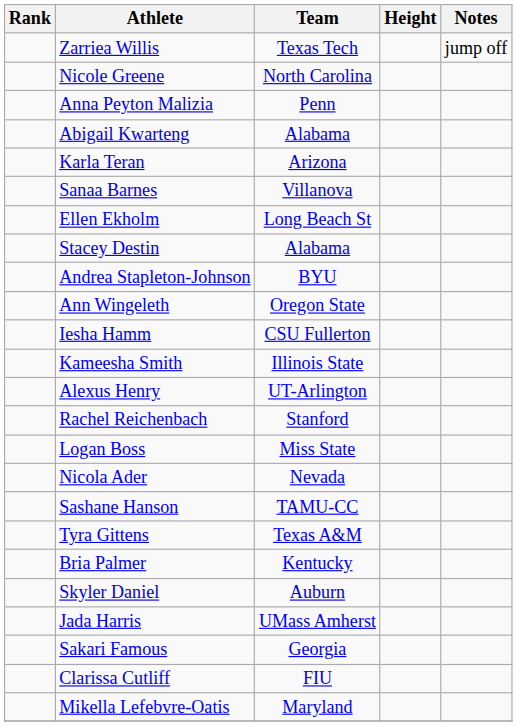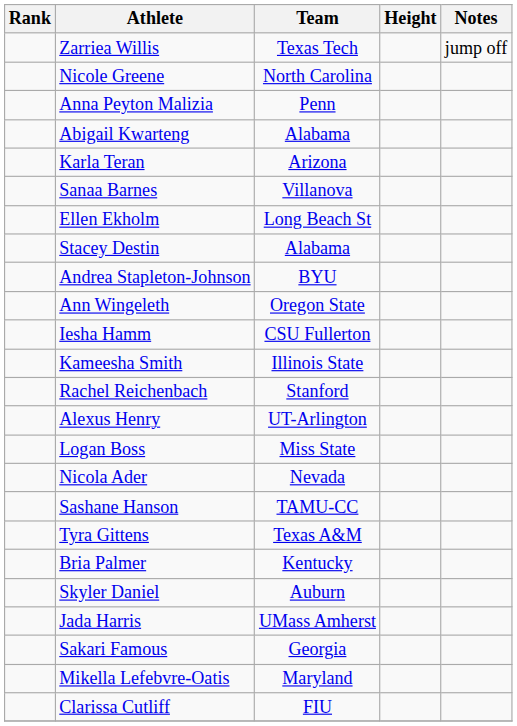rows swapped: (133, 420) <-> (110, 391)
rows swapped: (115, 678) <-> (144, 707)
